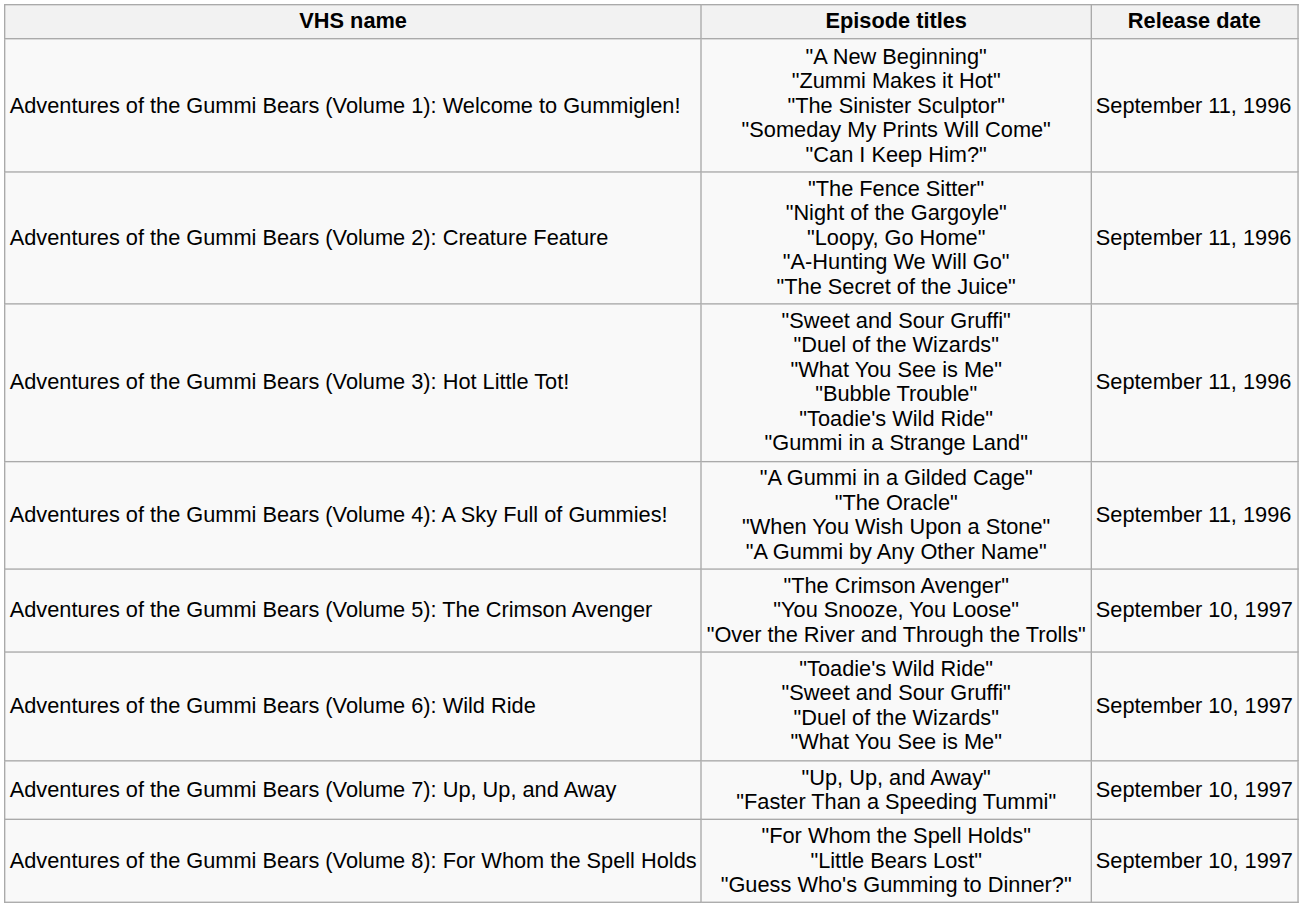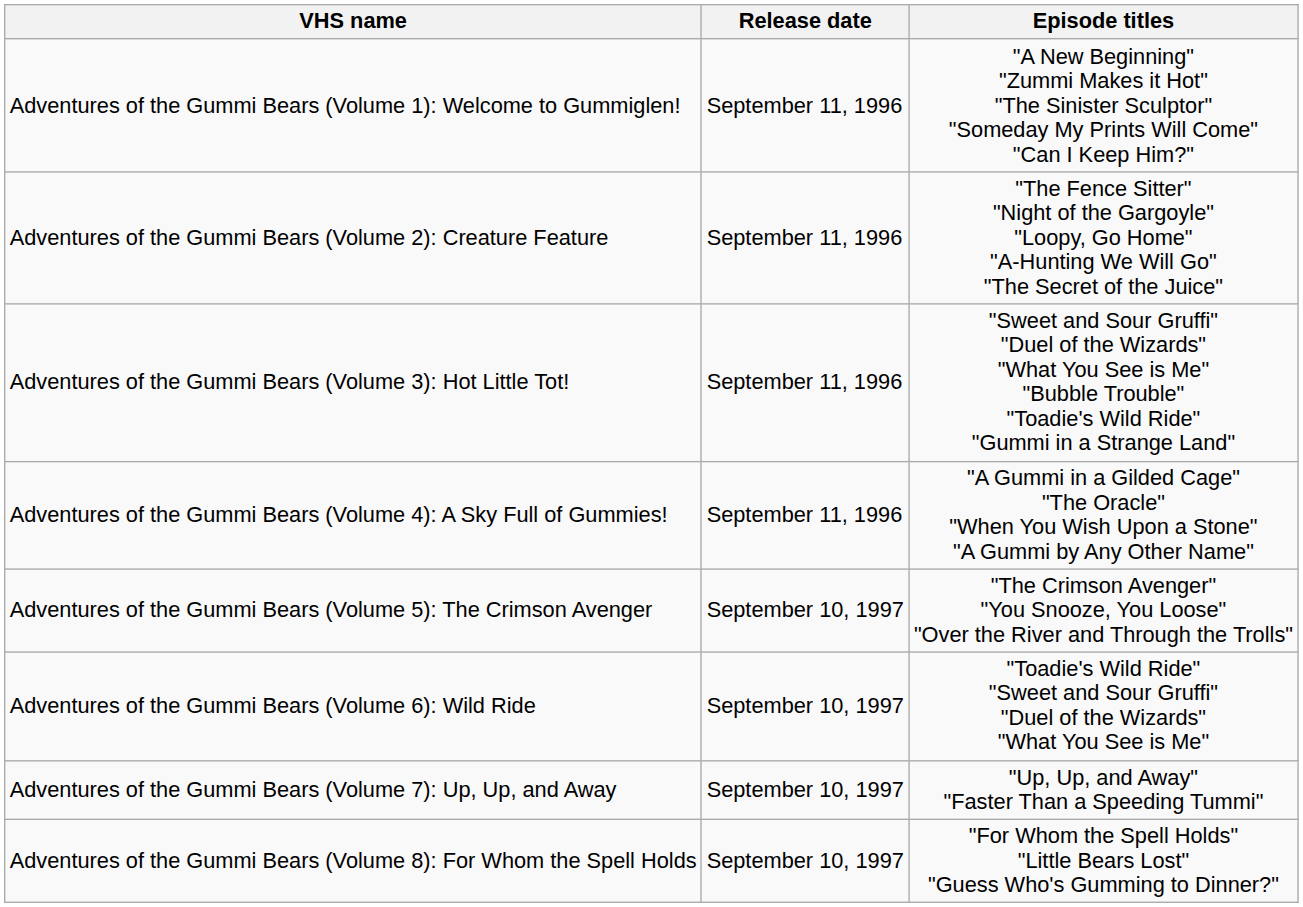columns swapped: (896, 21) <-> (1194, 21)
